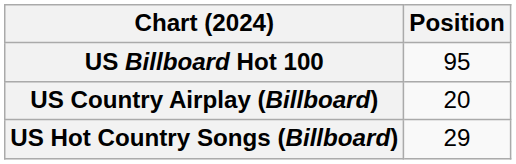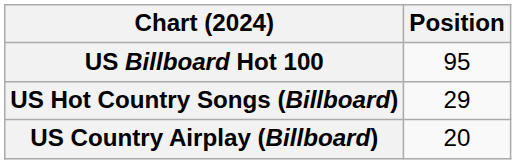rows swapped: (204, 100) <-> (204, 138)
